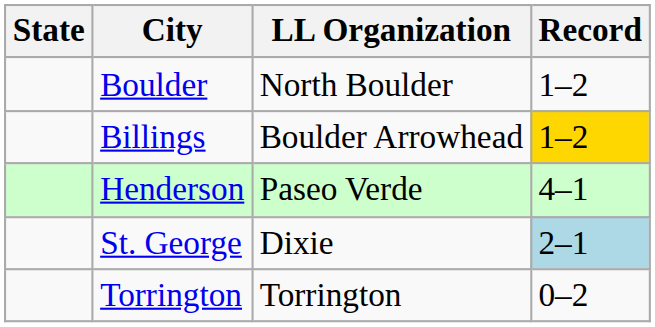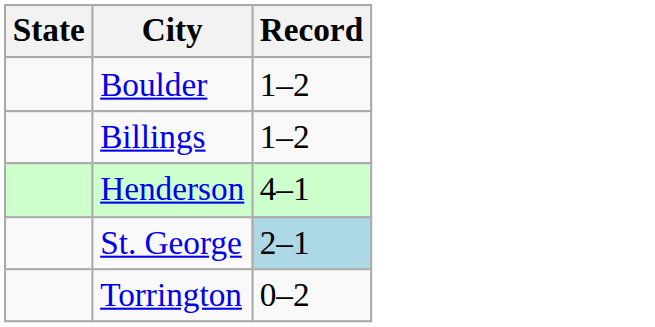- column: (391, 30)
(563, 136) gold background -> (285, 136) no background
